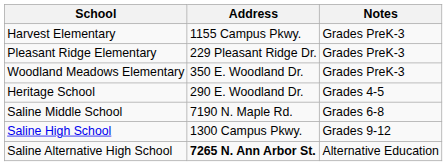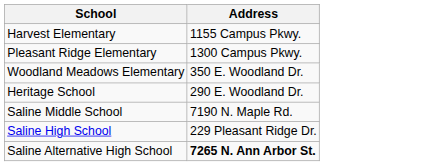- column: (381, 14)
(253, 53) 229 Pleasant Ridge Dr. -> (246, 53) 1300 Campus Pkwy.
(246, 131) 1300 Campus Pkwy. -> (253, 131) 229 Pleasant Ridge Dr.
